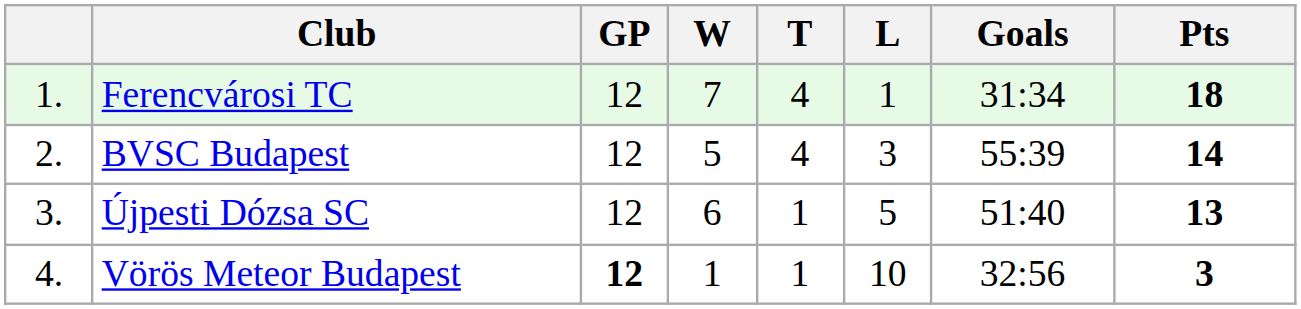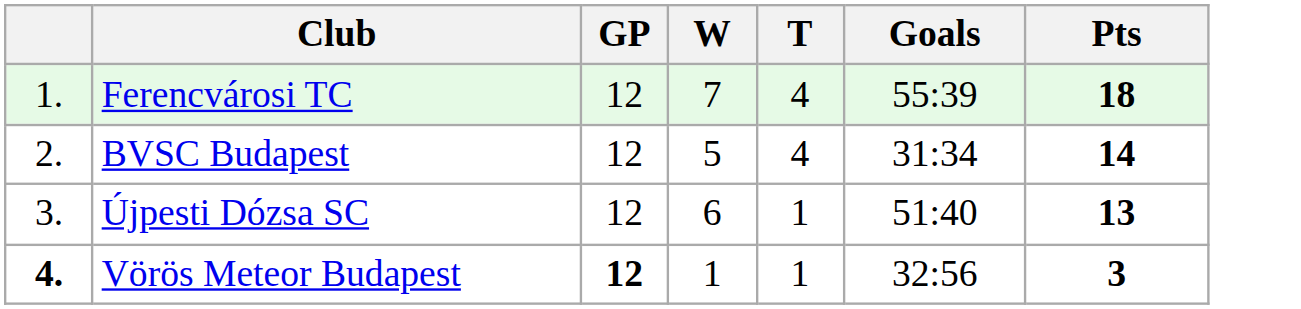- column: (888, 34)
(1023, 93) 31:34 -> (935, 93) 55:39
(1023, 153) 55:39 -> (935, 153) 31:34
(49, 272) normal -> (49, 272) bold
